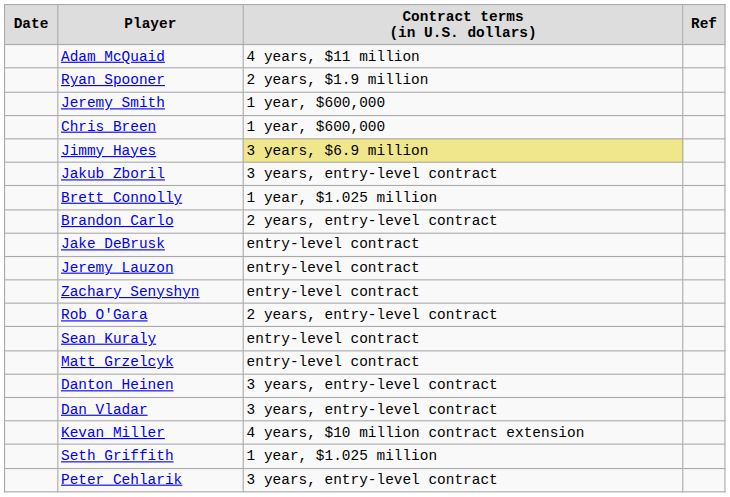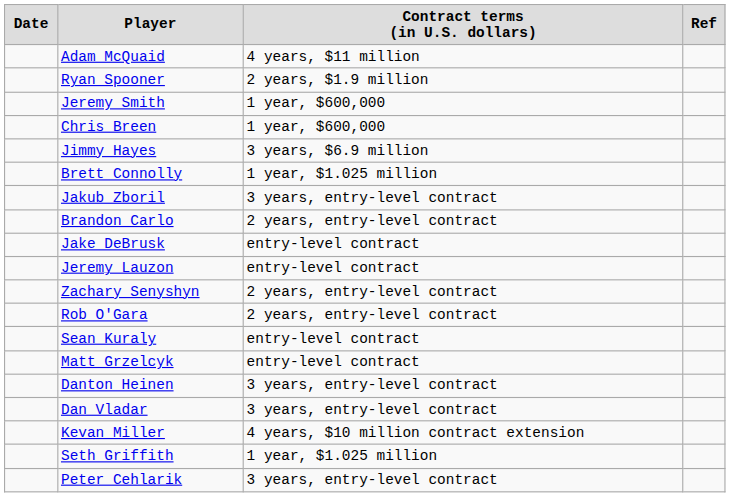(338, 151) khaki background -> (338, 151) no background
rows swapped: (122, 198) <-> (113, 174)
(333, 292) entry-level contract -> (372, 292) 2 years, entry-level contract
